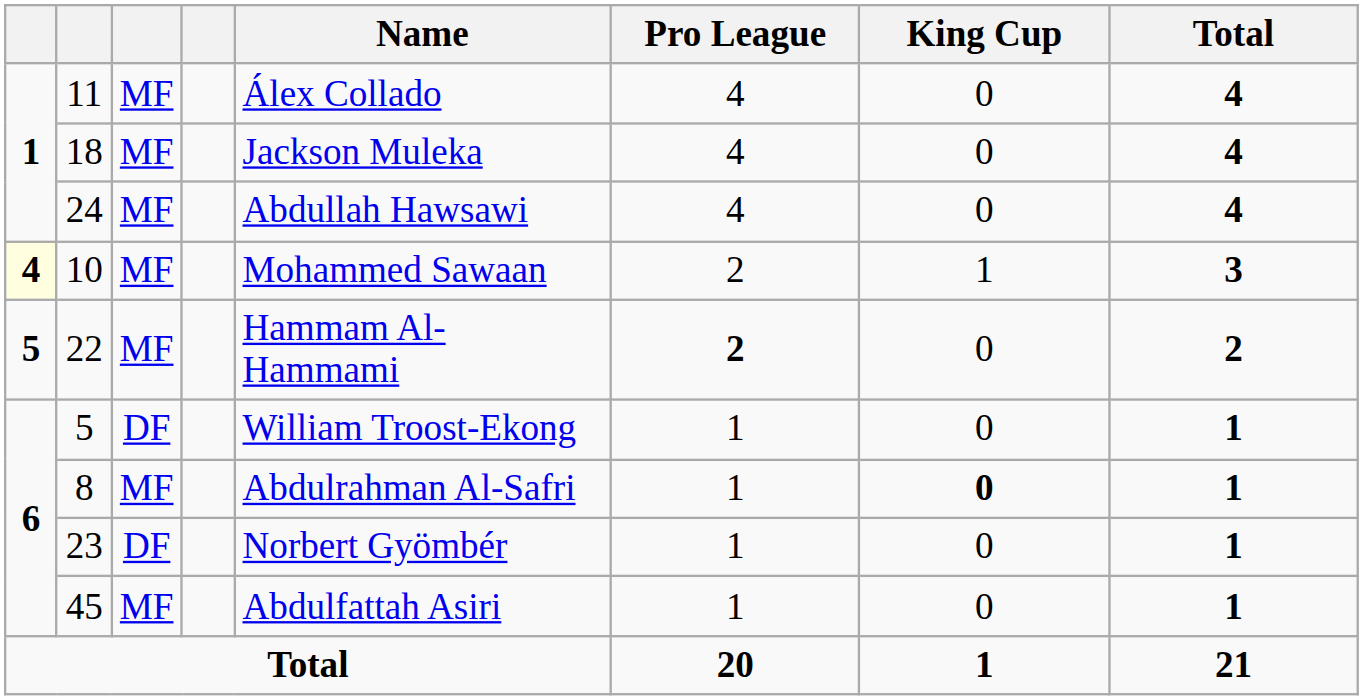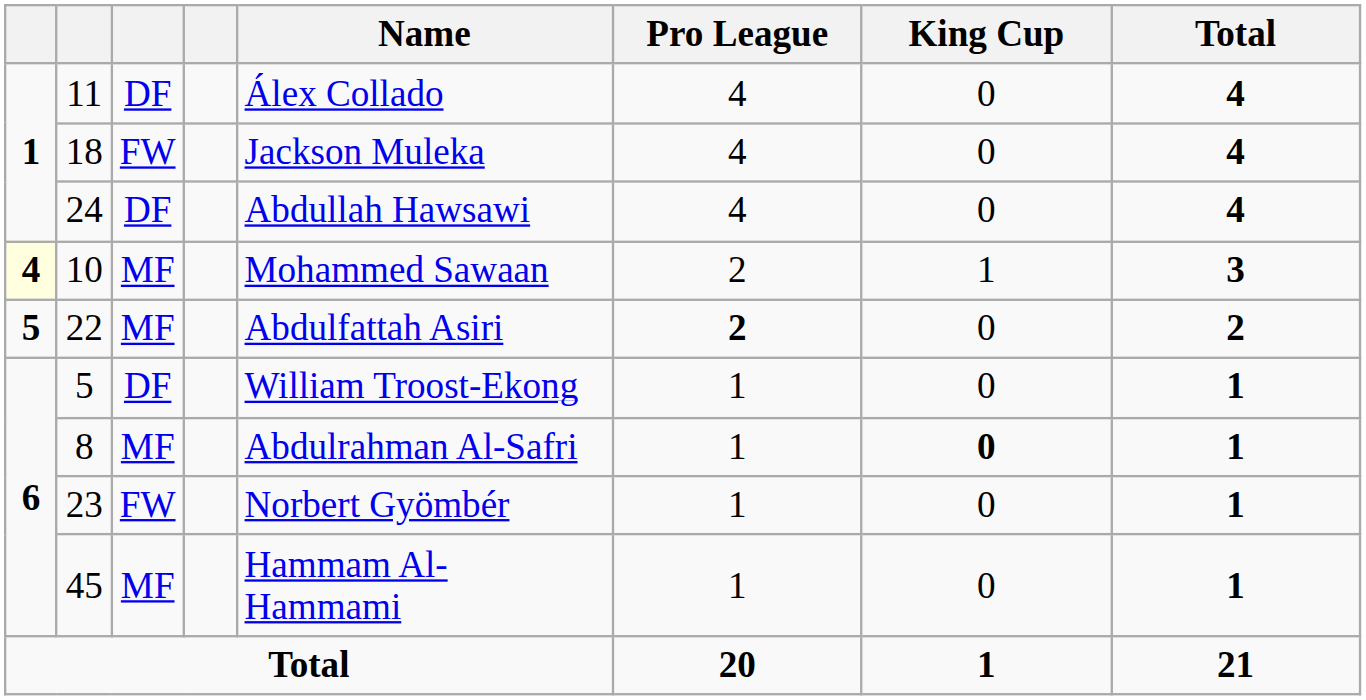(147, 92) MF -> (148, 92) DF
(147, 151) MF -> (148, 151) FW
(147, 210) MF -> (148, 210) DF
(344, 349) Hammam Al-Hammami -> (374, 328) Abdulfattah Asiri
(147, 546) DF -> (148, 504) FW
(372, 605) Abdulfattah Asiri -> (346, 584) Hammam Al-Hammami
